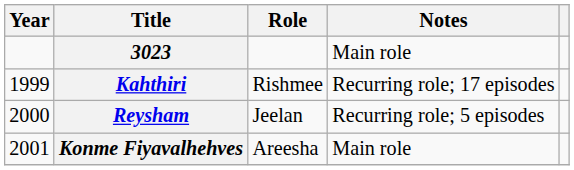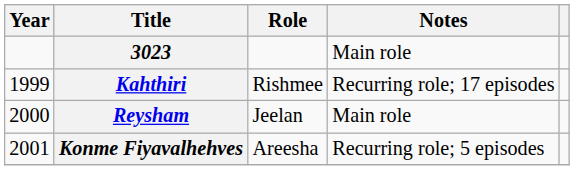(438, 116) Recurring role; 5 episodes -> (372, 116) Main role
(372, 148) Main role -> (438, 148) Recurring role; 5 episodes
